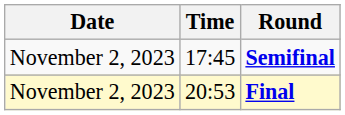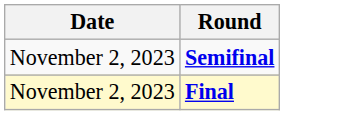- column: (210, 22)
